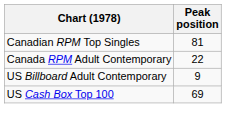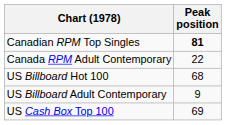(198, 42) normal -> (198, 42) bold
+ row: (58, 77)
